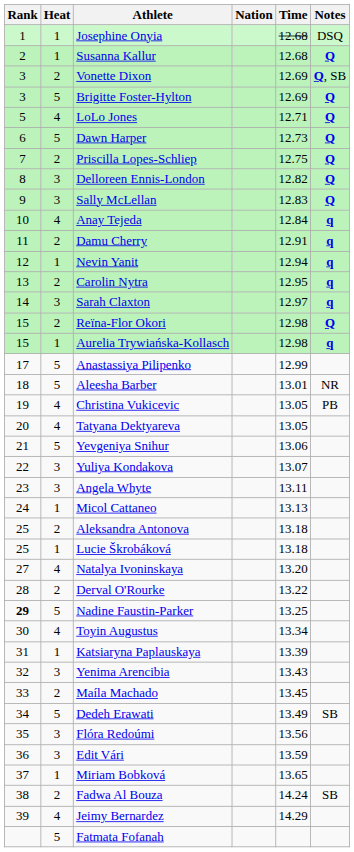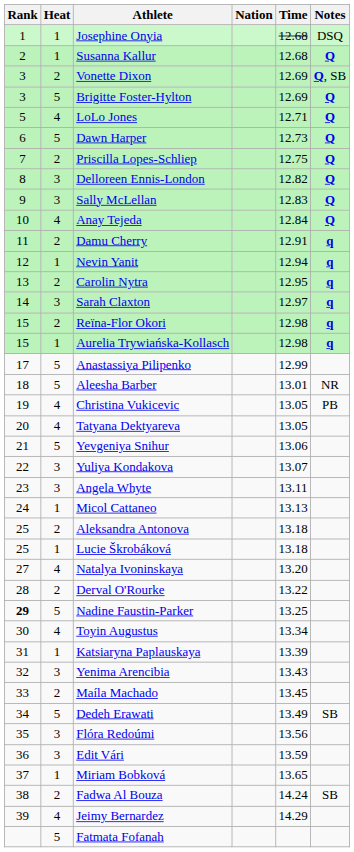(330, 220) q -> (330, 220) Q
(330, 323) Q -> (330, 323) q
